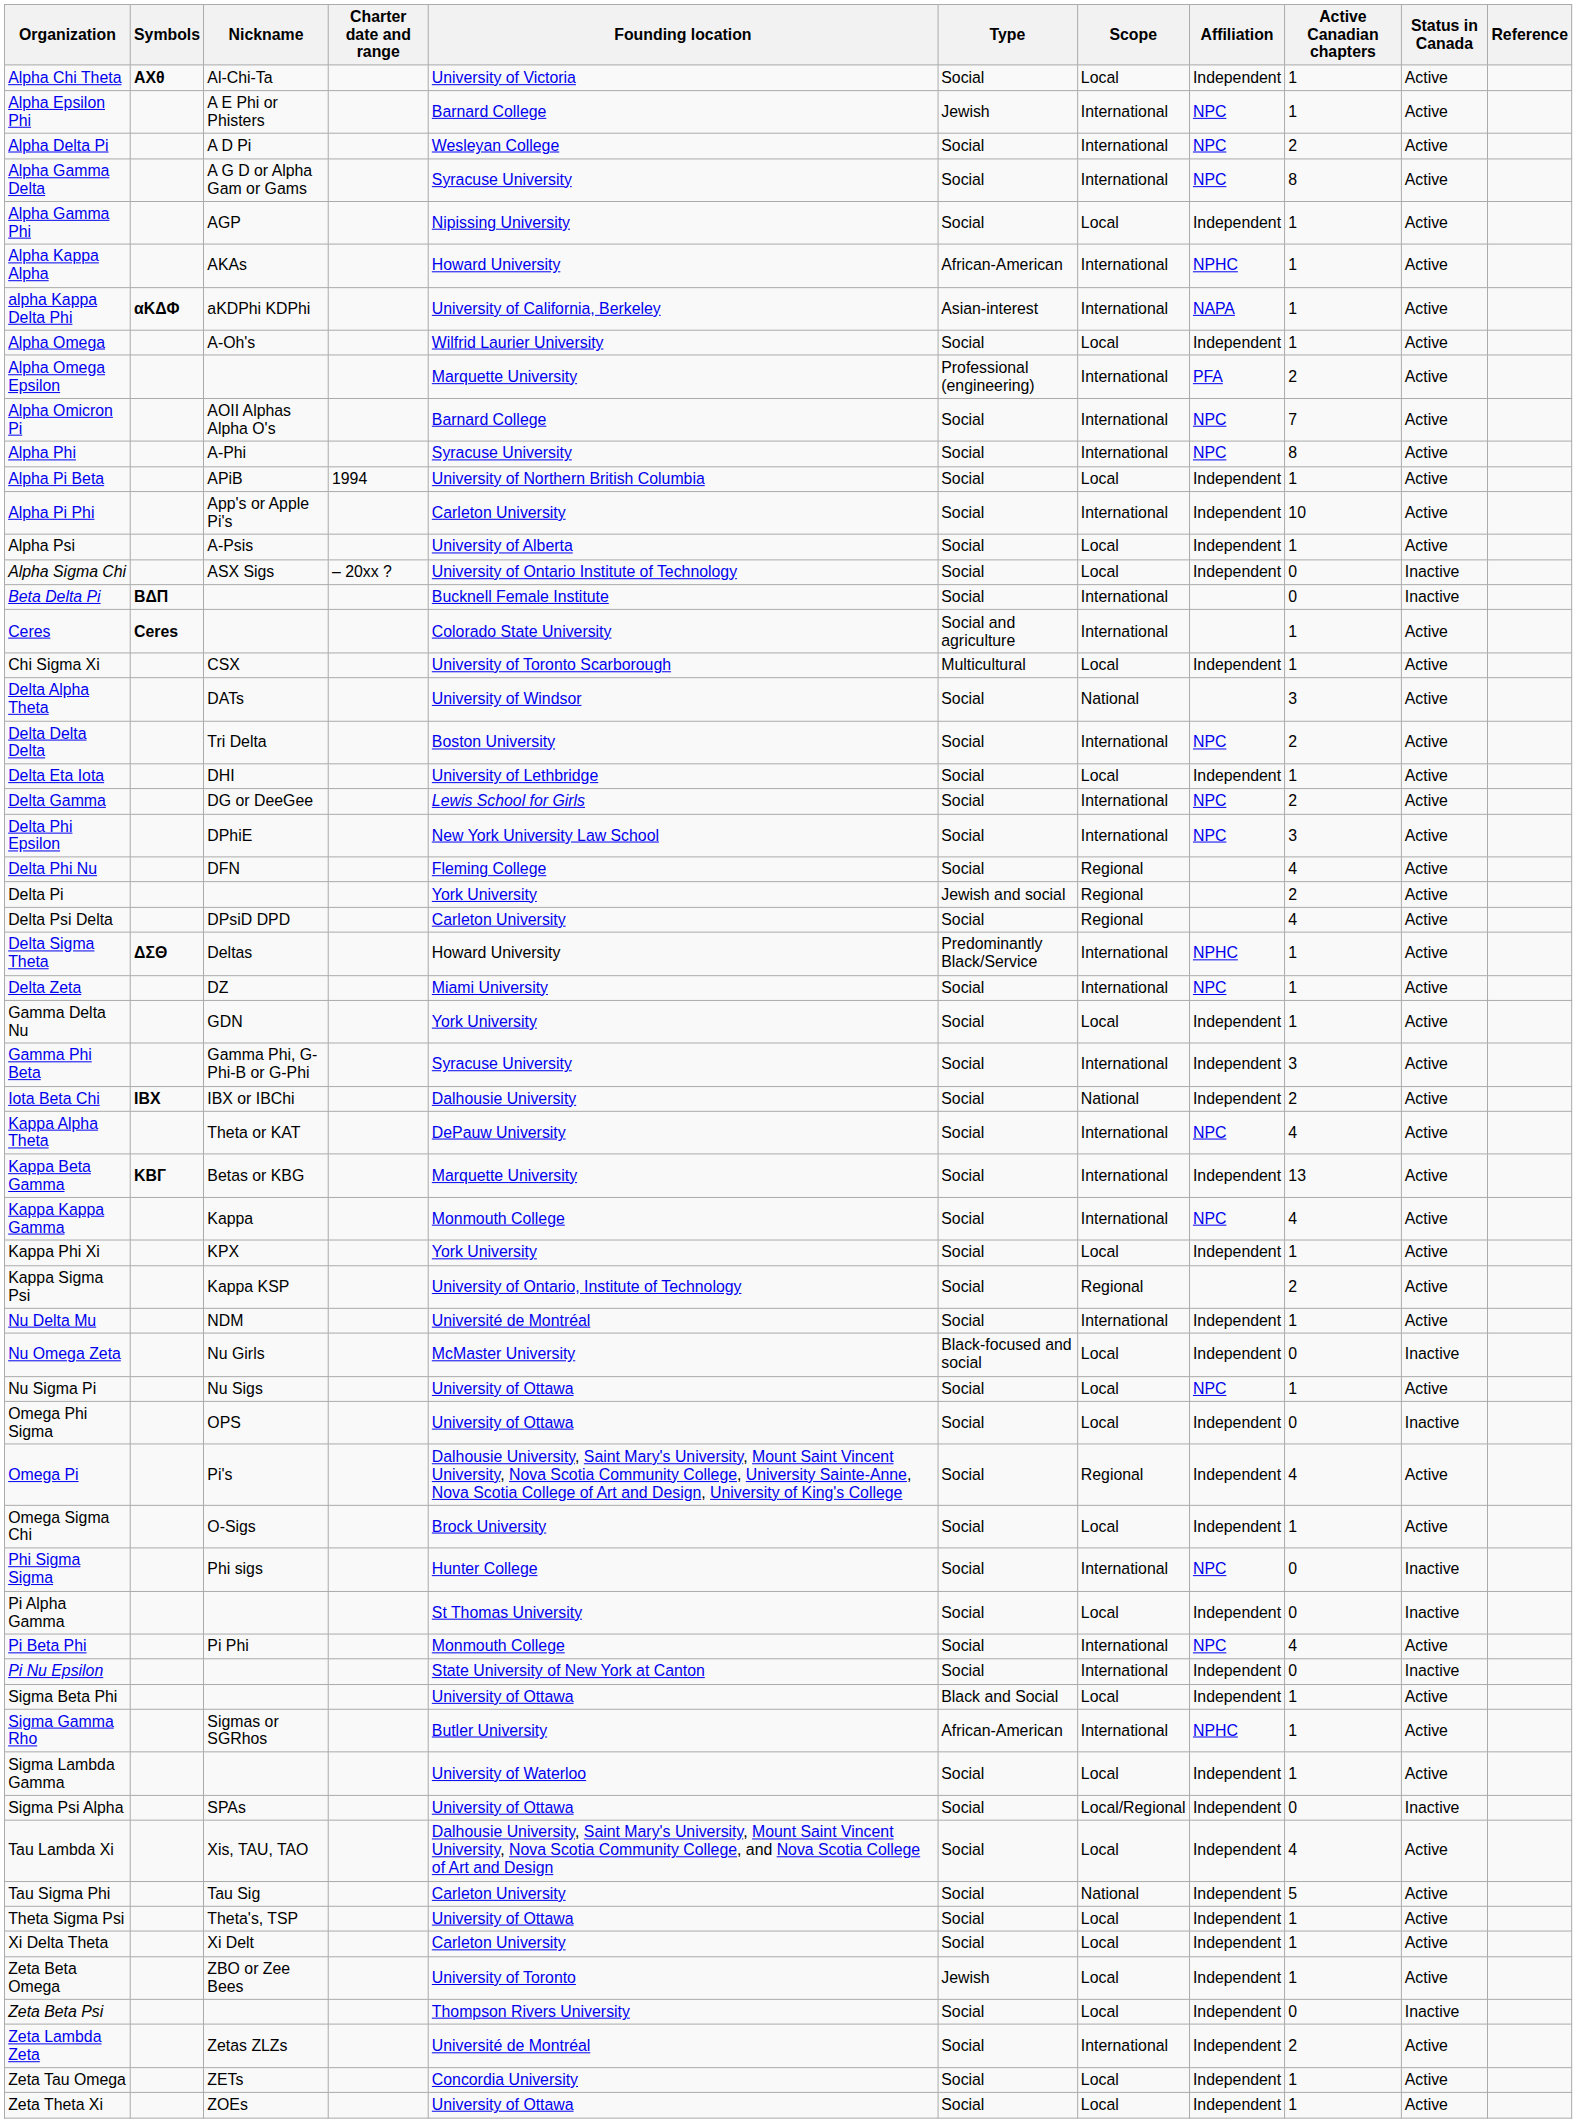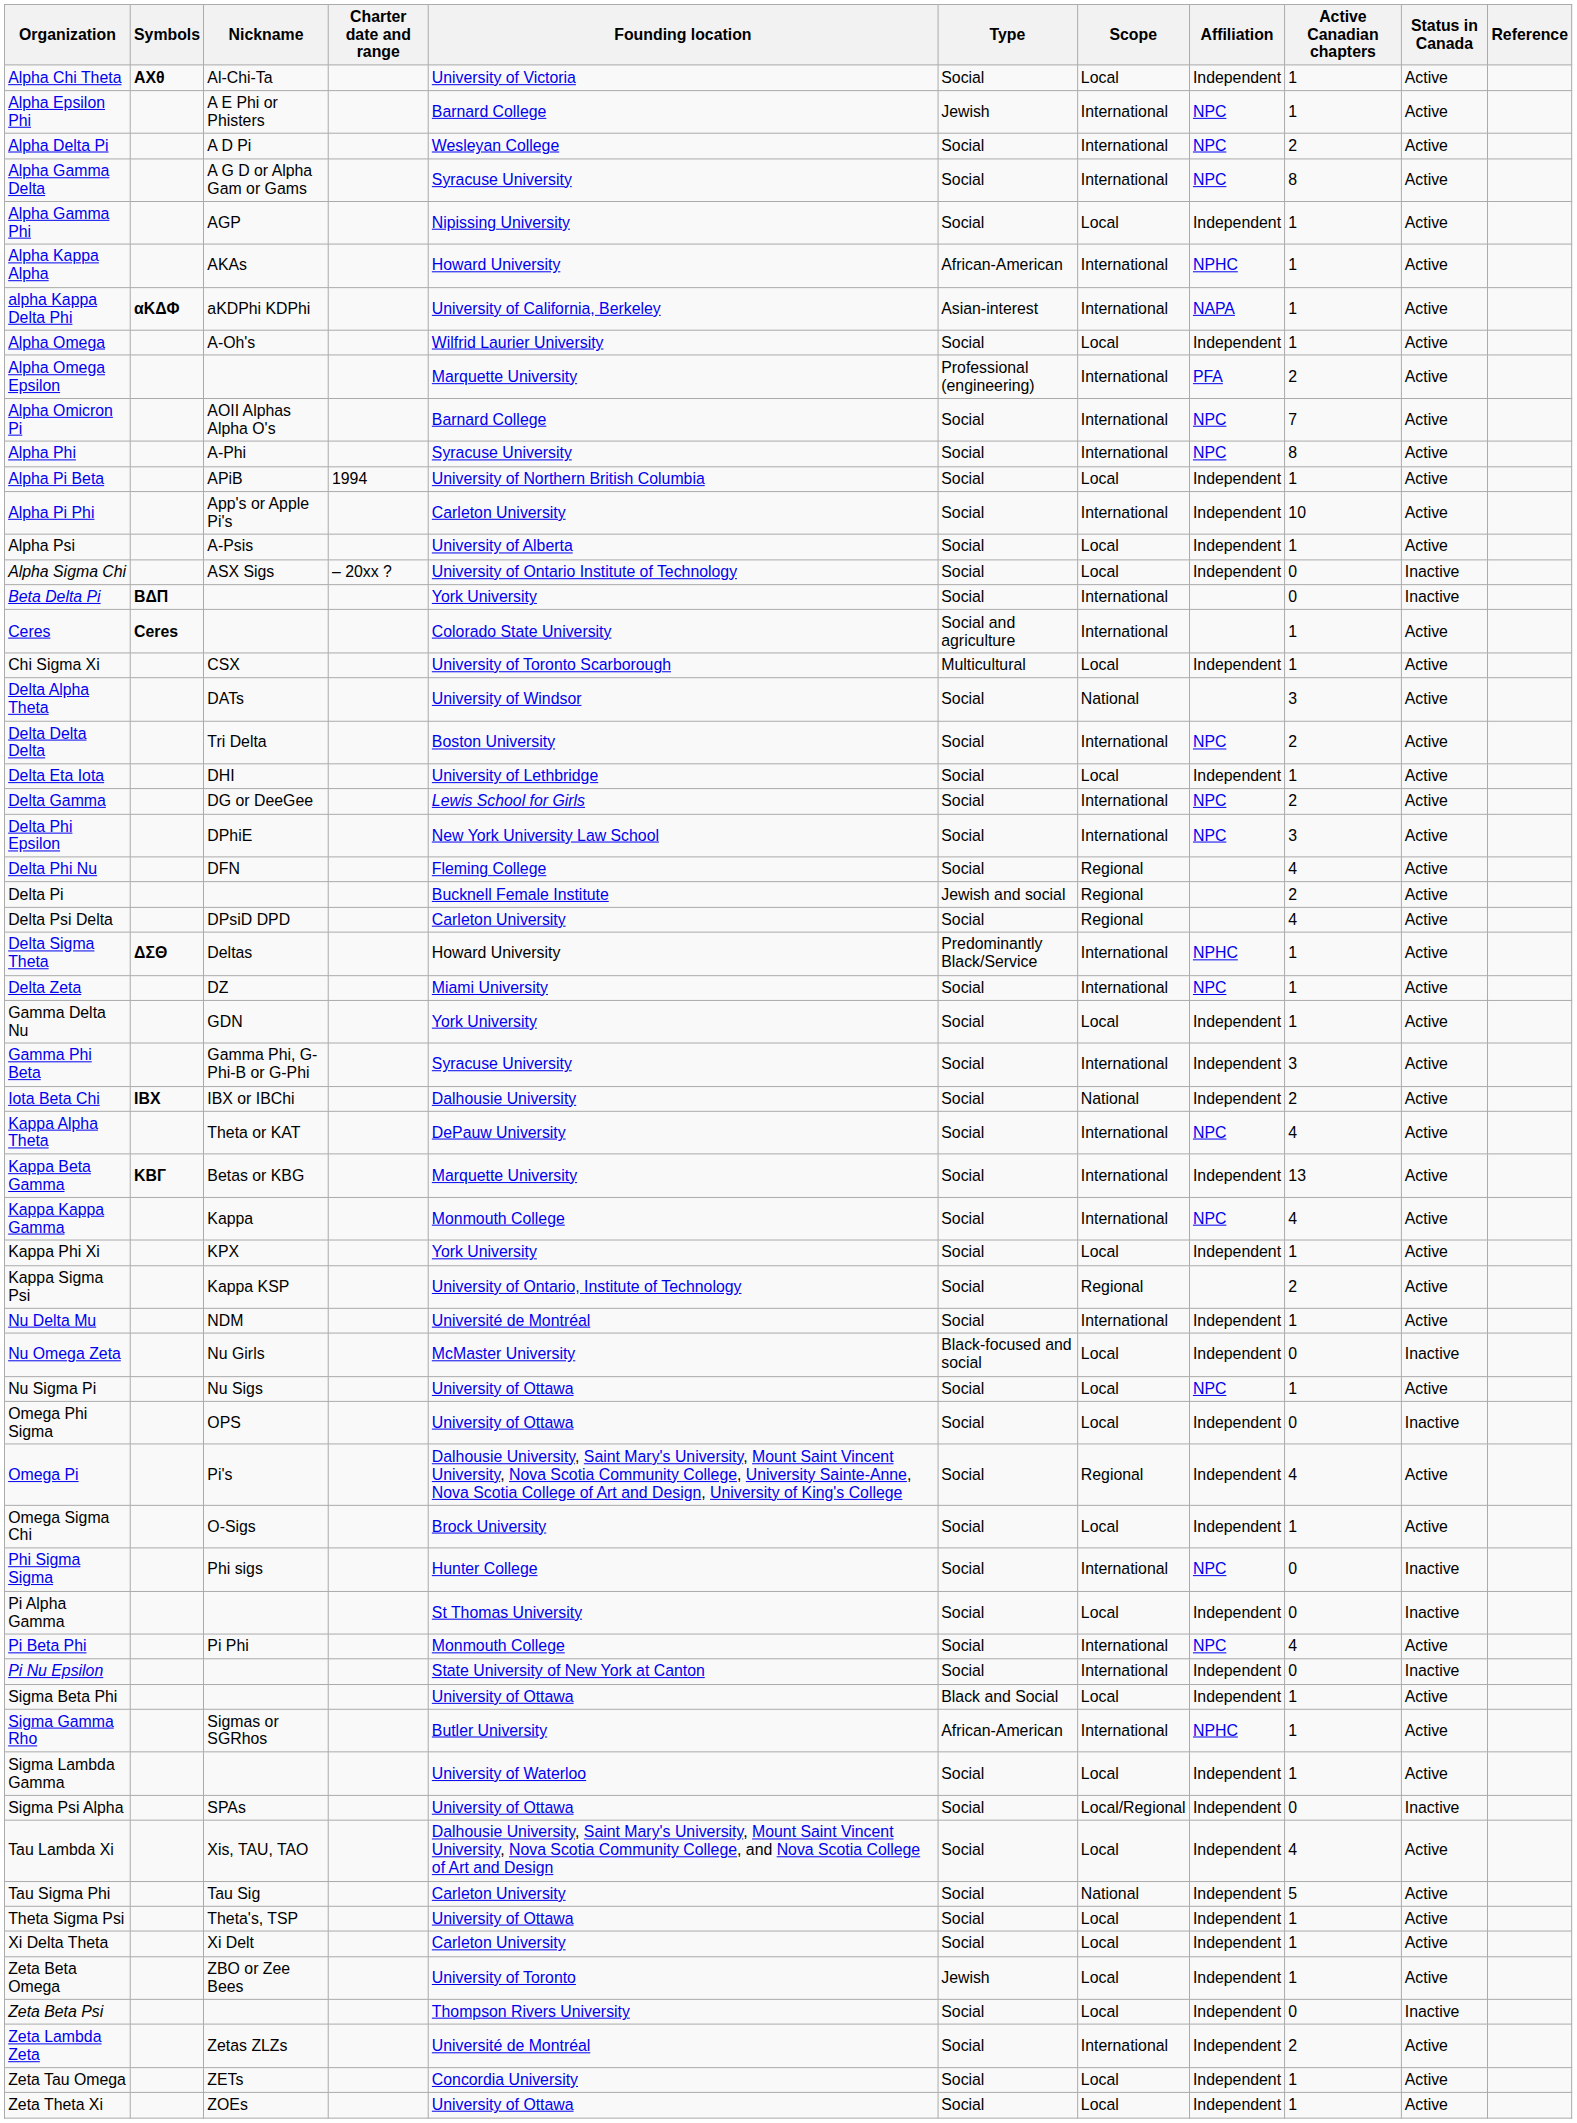(520, 597) Bucknell Female Institute -> (484, 597) York University
(484, 894) York University -> (520, 894) Bucknell Female Institute
